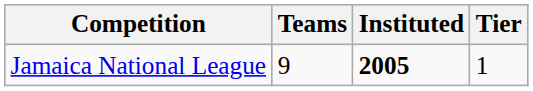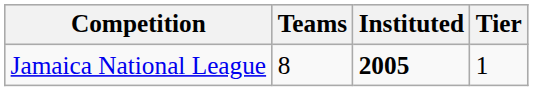(284, 64) 9 -> (284, 64) 8
